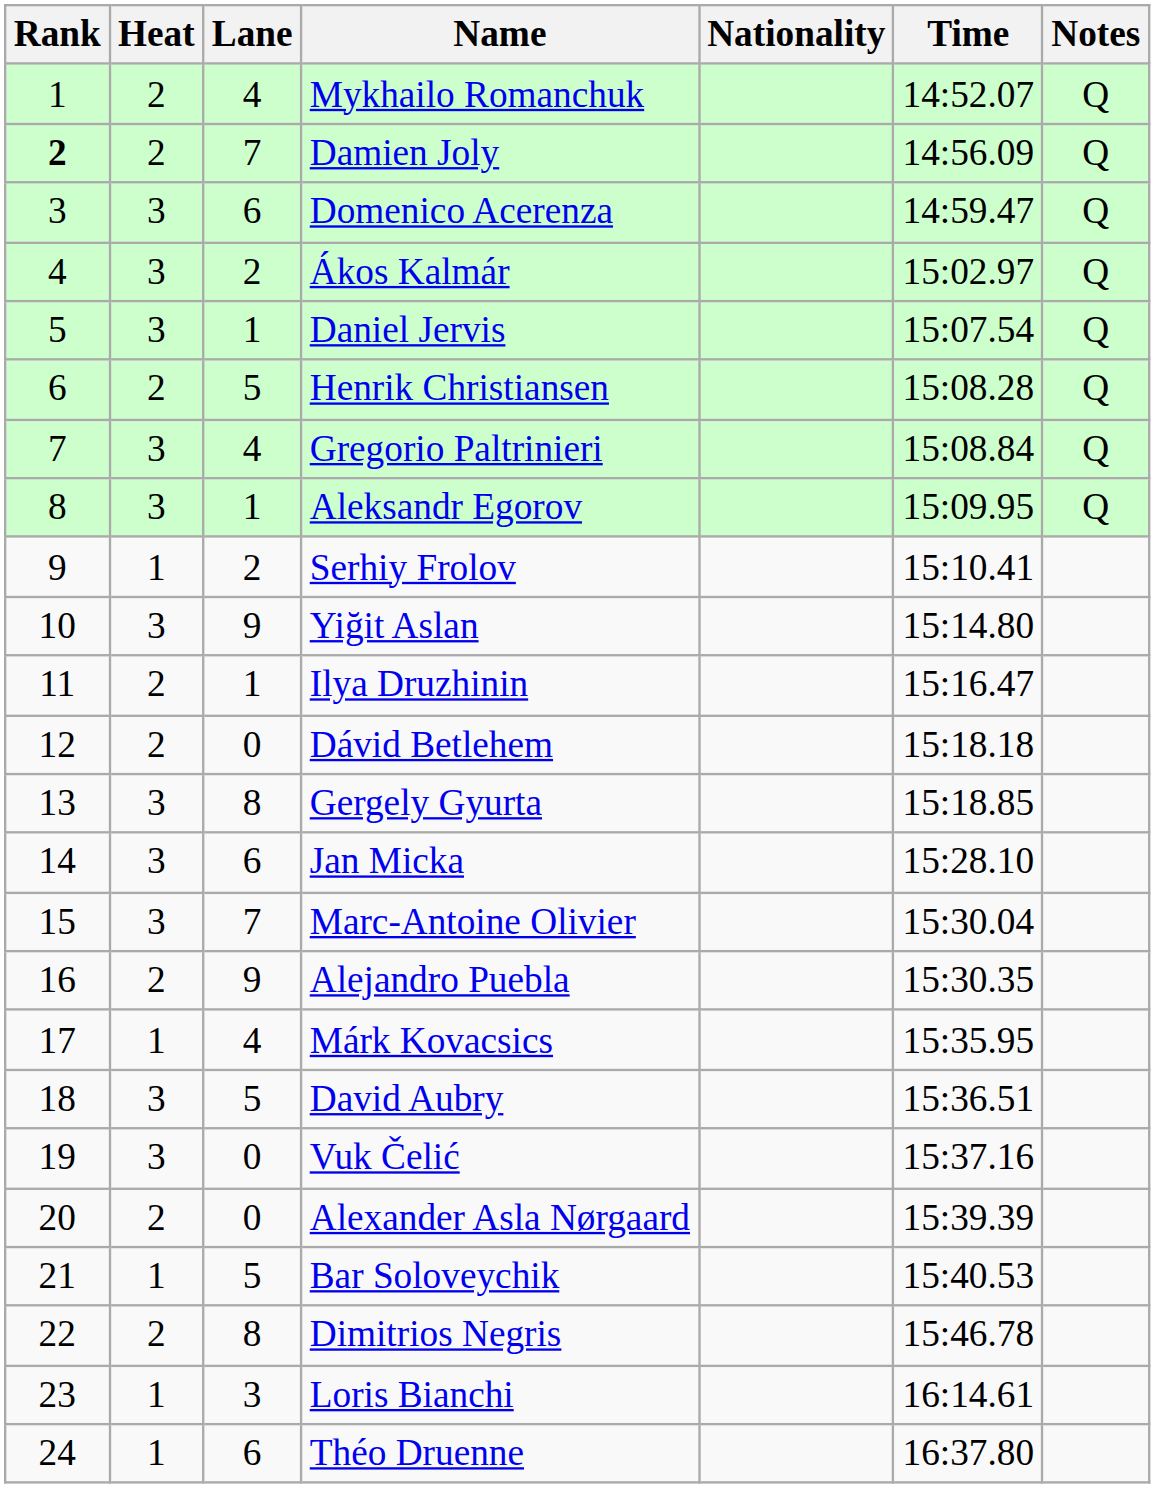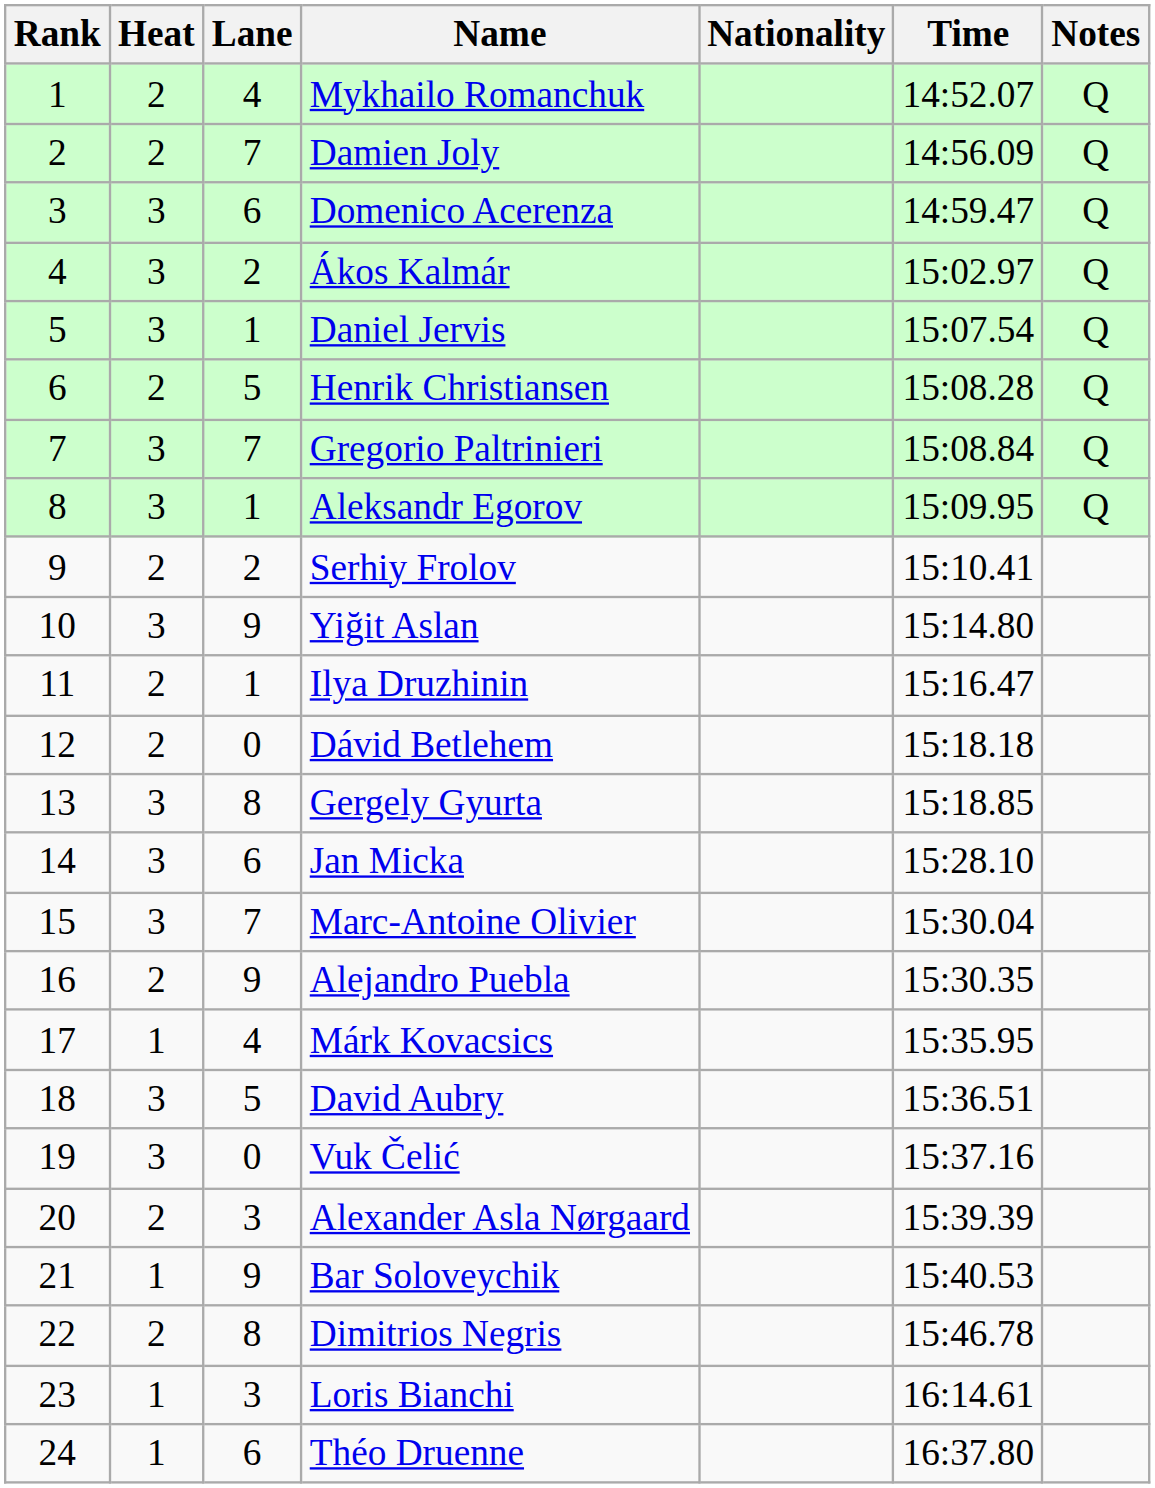(57, 152) bold -> (57, 152) normal
(252, 447) 4 -> (252, 447) 7
(156, 566) 1 -> (156, 566) 2
(252, 1216) 0 -> (252, 1216) 3
(252, 1275) 5 -> (252, 1275) 9
